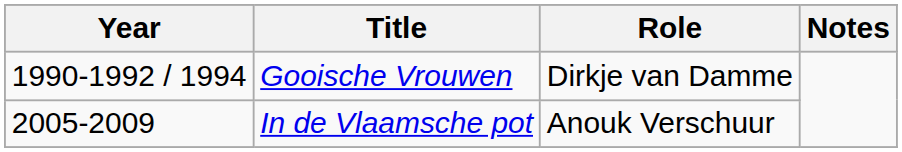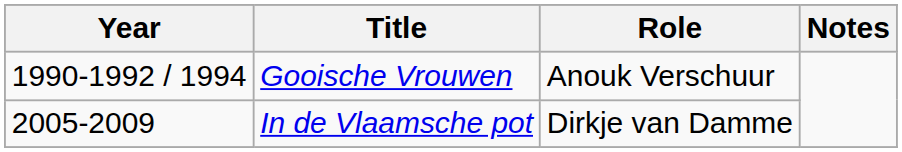(670, 75) Dirkje van Damme -> (661, 75) Anouk Verschuur
(661, 123) Anouk Verschuur -> (670, 123) Dirkje van Damme
